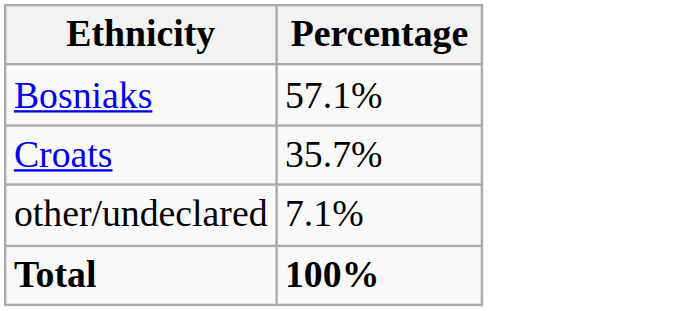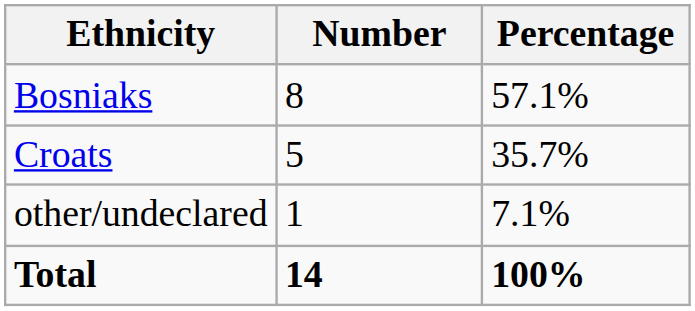+ column: (379, 34)
